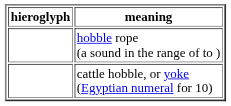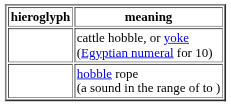rows swapped: (149, 45) <-> (145, 81)
